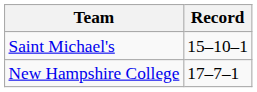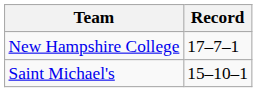rows swapped: (94, 73) <-> (62, 45)
